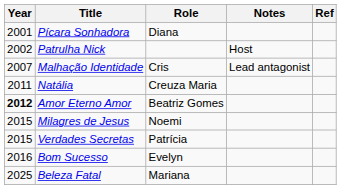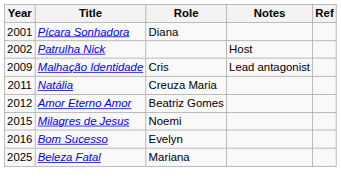(20, 68) 2007 -> (20, 68) 2009
(20, 104) bold -> (20, 104) normal
- row: (86, 140)
